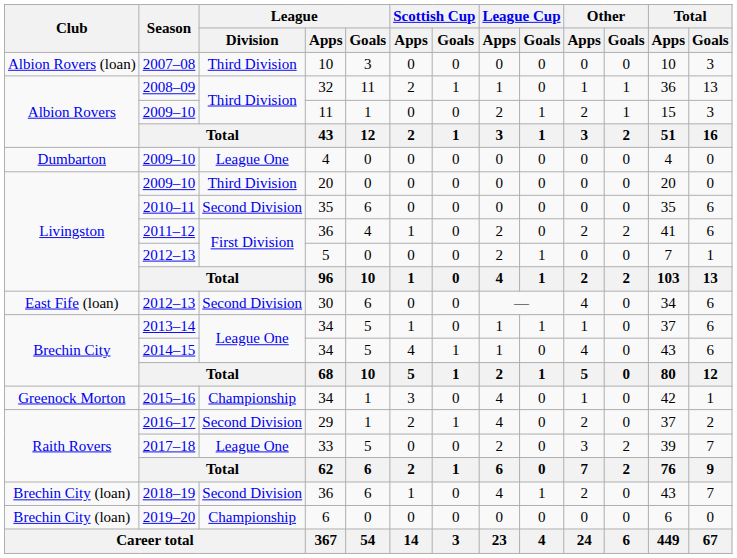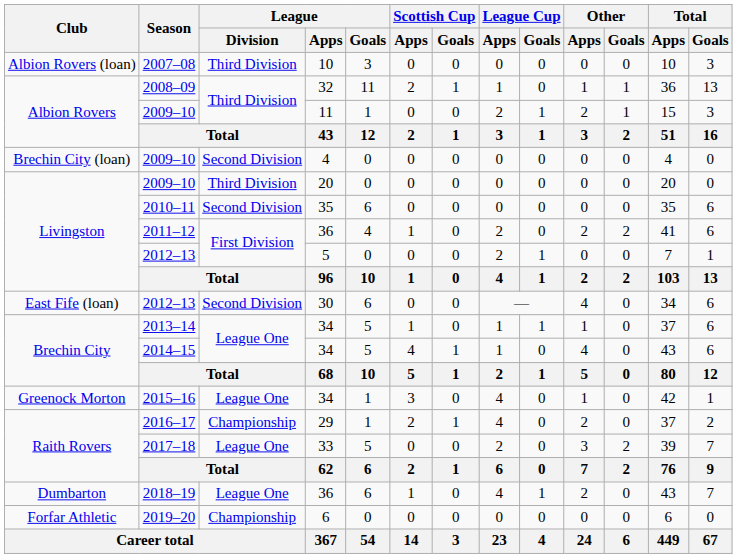(72, 159) Dumbarton -> (72, 159) Brechin City (loan)
(252, 159) League One -> (252, 159) Second Division
(252, 398) Championship -> (252, 398) League One
(252, 421) Second Division -> (252, 421) Championship
(72, 493) Brechin City (loan) -> (72, 493) Dumbarton
(252, 493) Second Division -> (252, 493) League One
(72, 517) Brechin City (loan) -> (72, 517) Forfar Athletic
